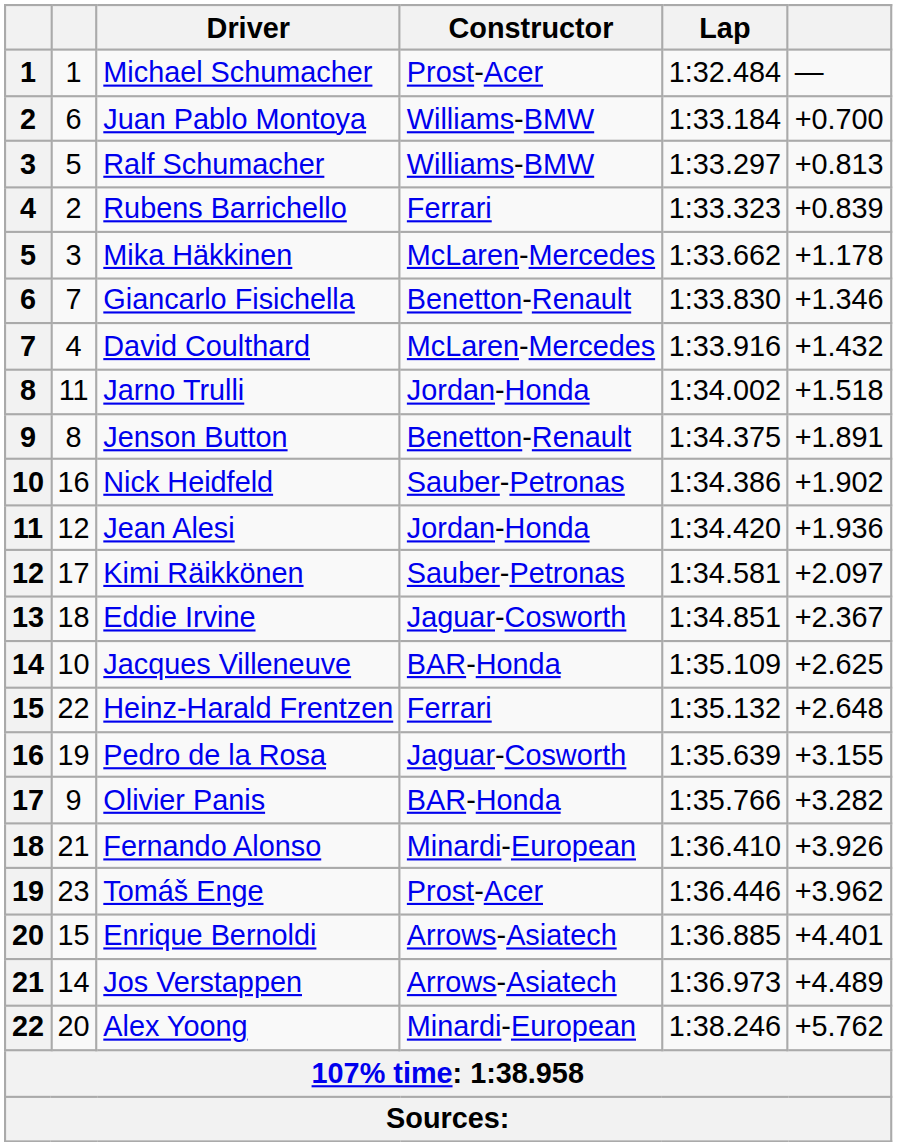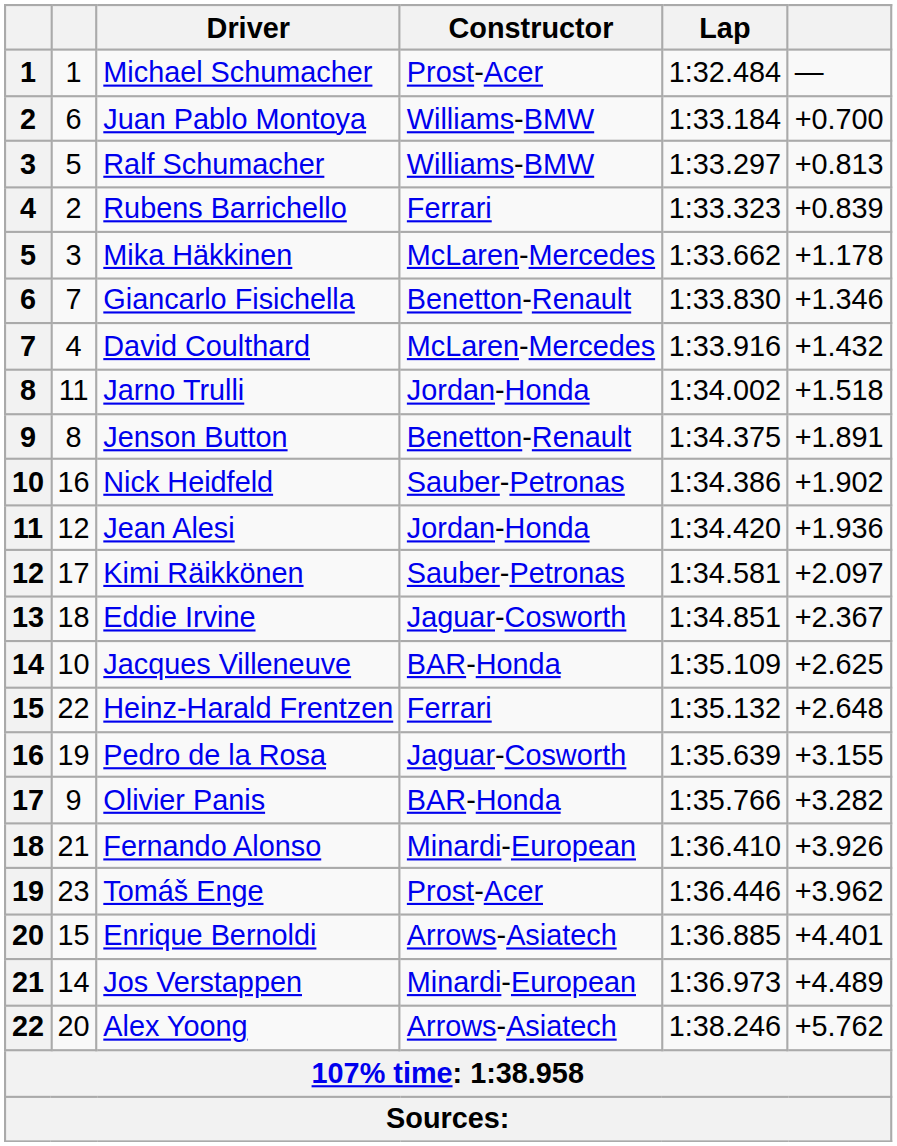(512, 982) Arrows-Asiatech -> (521, 982) Minardi-European
(521, 1027) Minardi-European -> (512, 1027) Arrows-Asiatech
